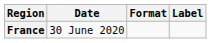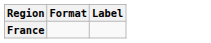- column: (87, 13)
